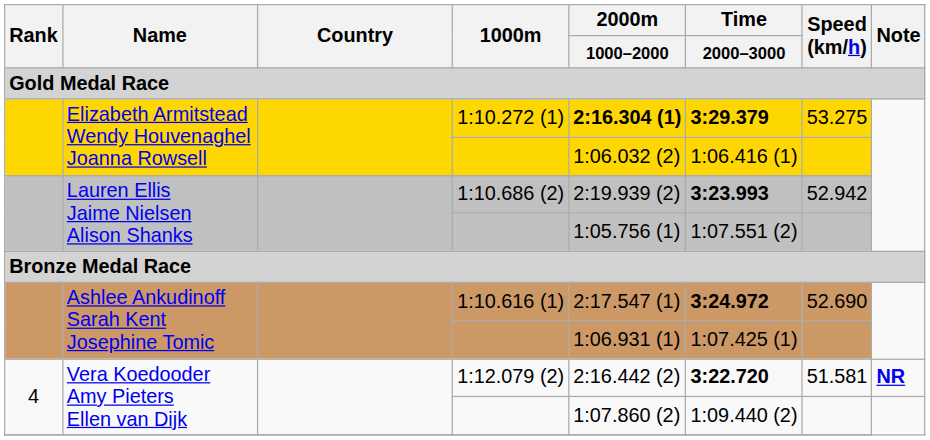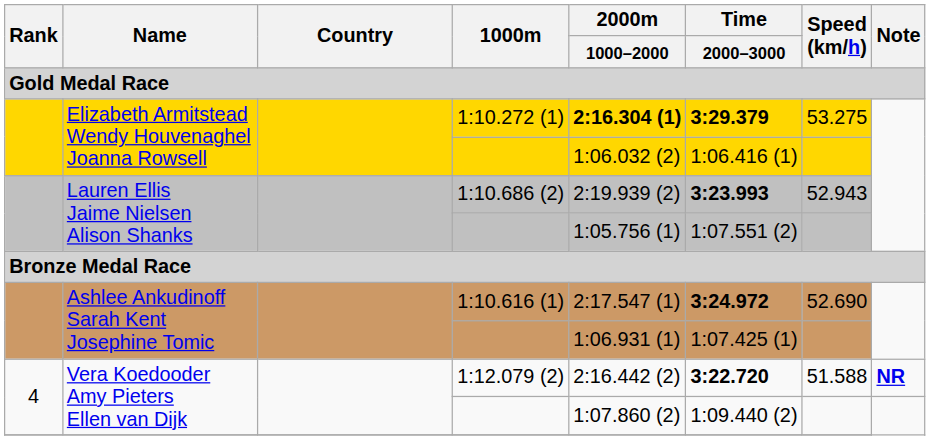(837, 194) 52.942 -> (837, 194) 52.943
(837, 377) 51.581 -> (837, 377) 51.588
